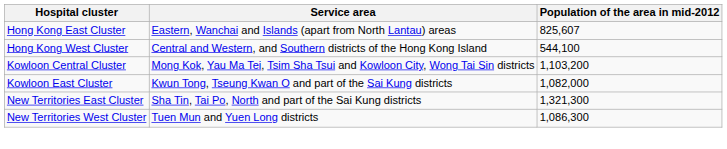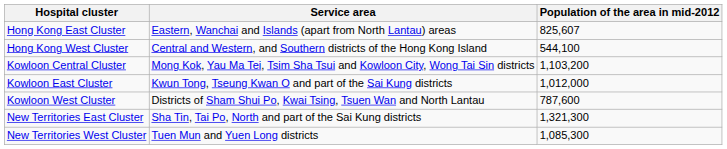(564, 83) 1,082,000 -> (564, 83) 1,012,000
+ row: (61, 100)
(564, 118) 1,086,300 -> (564, 135) 1,085,300
